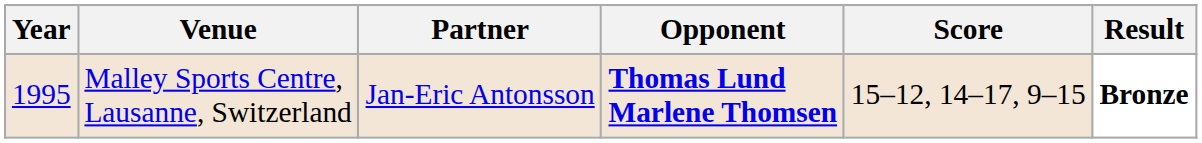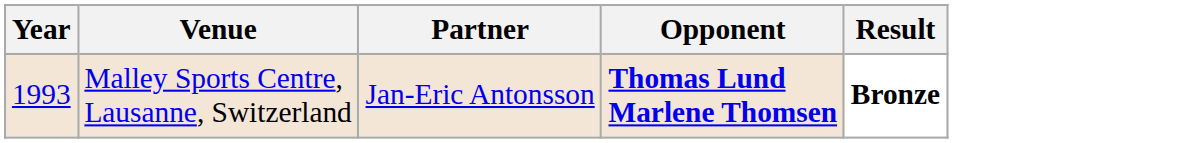- column: (968, 29)
(41, 94) 1995 -> (41, 94) 1993
